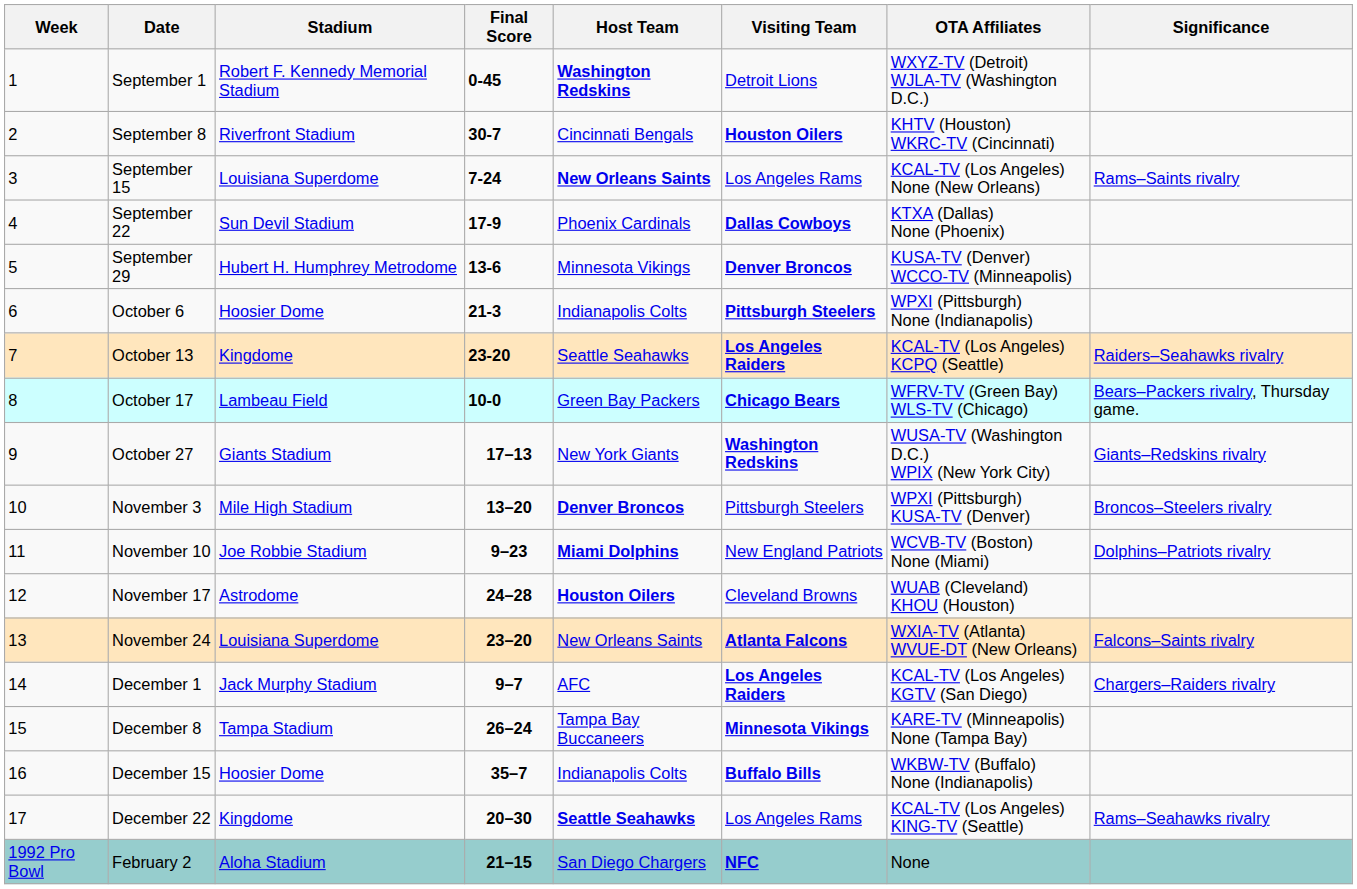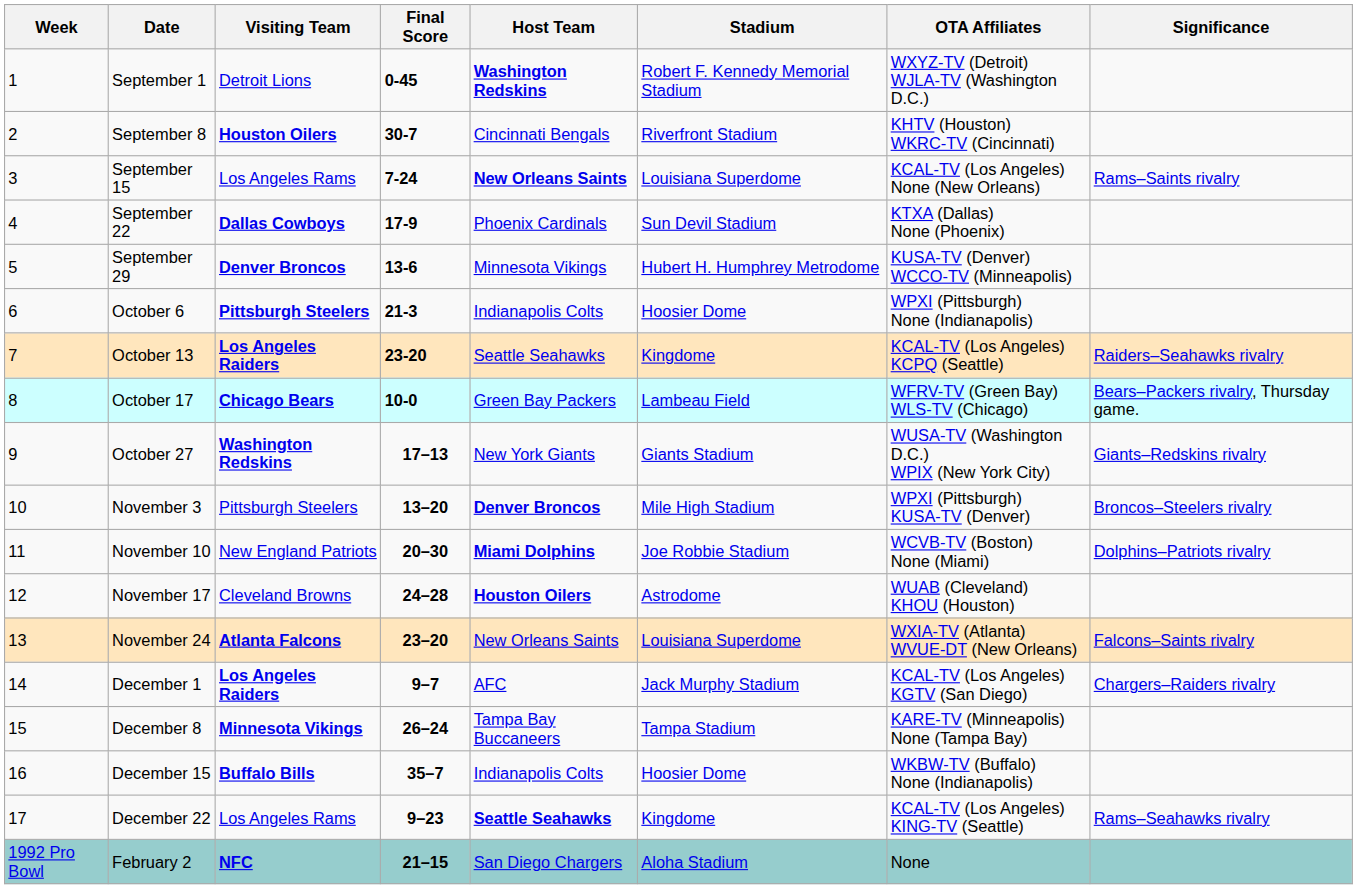columns swapped: (804, 27) <-> (340, 27)
(509, 551) 9–23 -> (425, 551) 20–30
(509, 818) 20–30 -> (425, 818) 9–23
